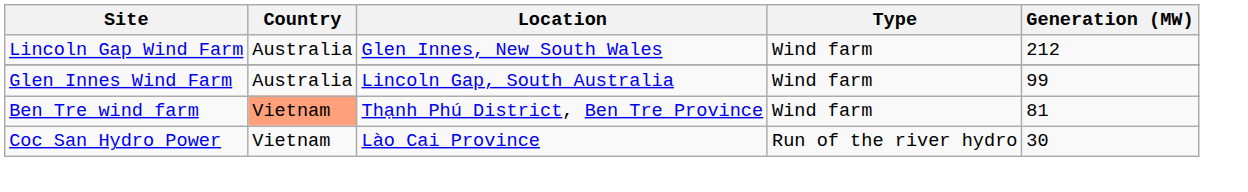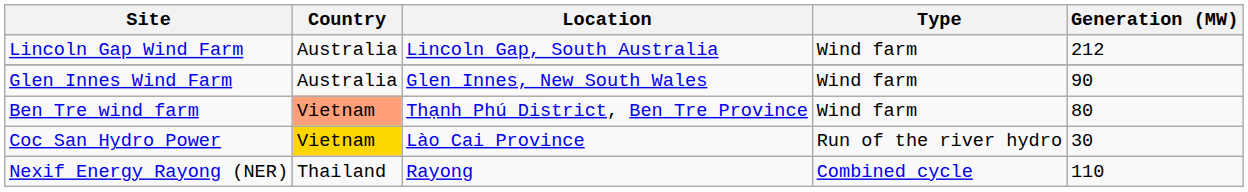(512, 50) Glen Innes, New South Wales -> (562, 50) Lincoln Gap, South Australia
(518, 80) Lincoln Gap, South Australia -> (557, 80) Glen Innes, New South Wales
(1037, 80) 99 -> (1082, 80) 90
(1037, 111) 81 -> (1082, 111) 80
(291, 141) no background -> (336, 141) gold background
+ row: (149, 171)
